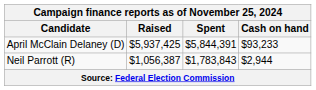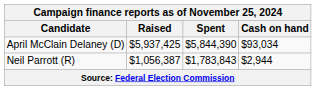(211, 45) $5,844,391 -> (211, 45) $5,844,390
(260, 45) $93,233 -> (260, 45) $93,034
